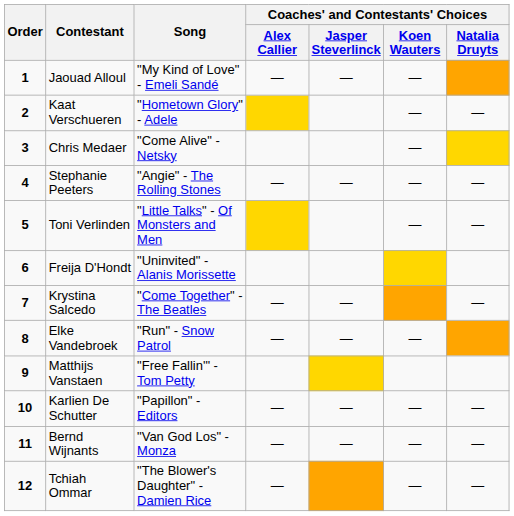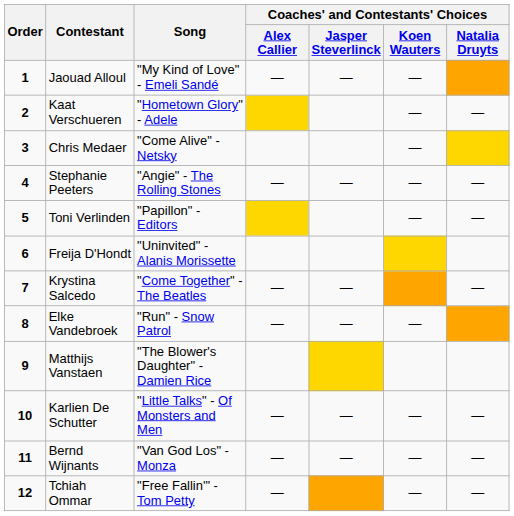(184, 225) "Little Talks" - Of Monsters and Men -> (169, 218) "Papillon" - Editors
(178, 373) "Free Fallin'" - Tom Petty -> (177, 366) "The Blower's Daughter" - Damien Rice
(169, 408) "Papillon" - Editors -> (184, 415) "Little Talks" - Of Monsters and Men
(177, 486) "The Blower's Daughter" - Damien Rice -> (178, 493) "Free Fallin'" - Tom Petty
